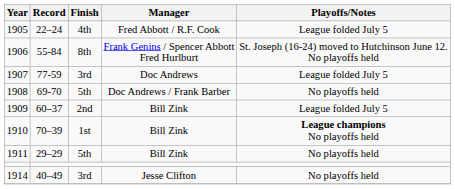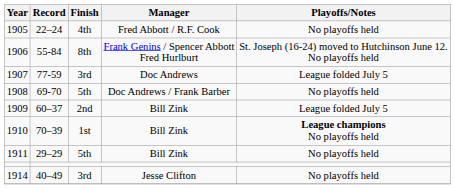(343, 29) League folded July 5 -> (343, 29) No playoffs held
